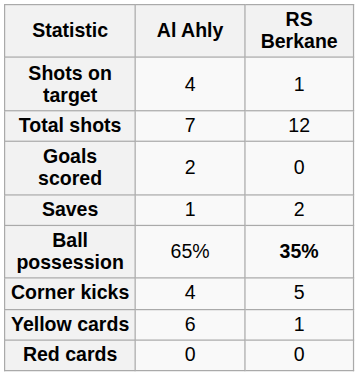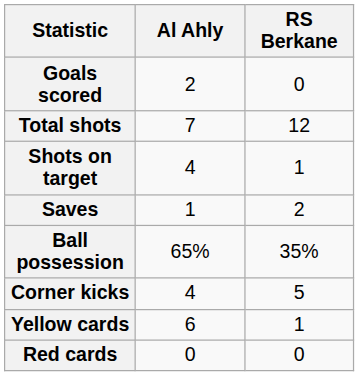rows swapped: (70, 167) <-> (70, 83)
(299, 251) bold -> (299, 251) normal
